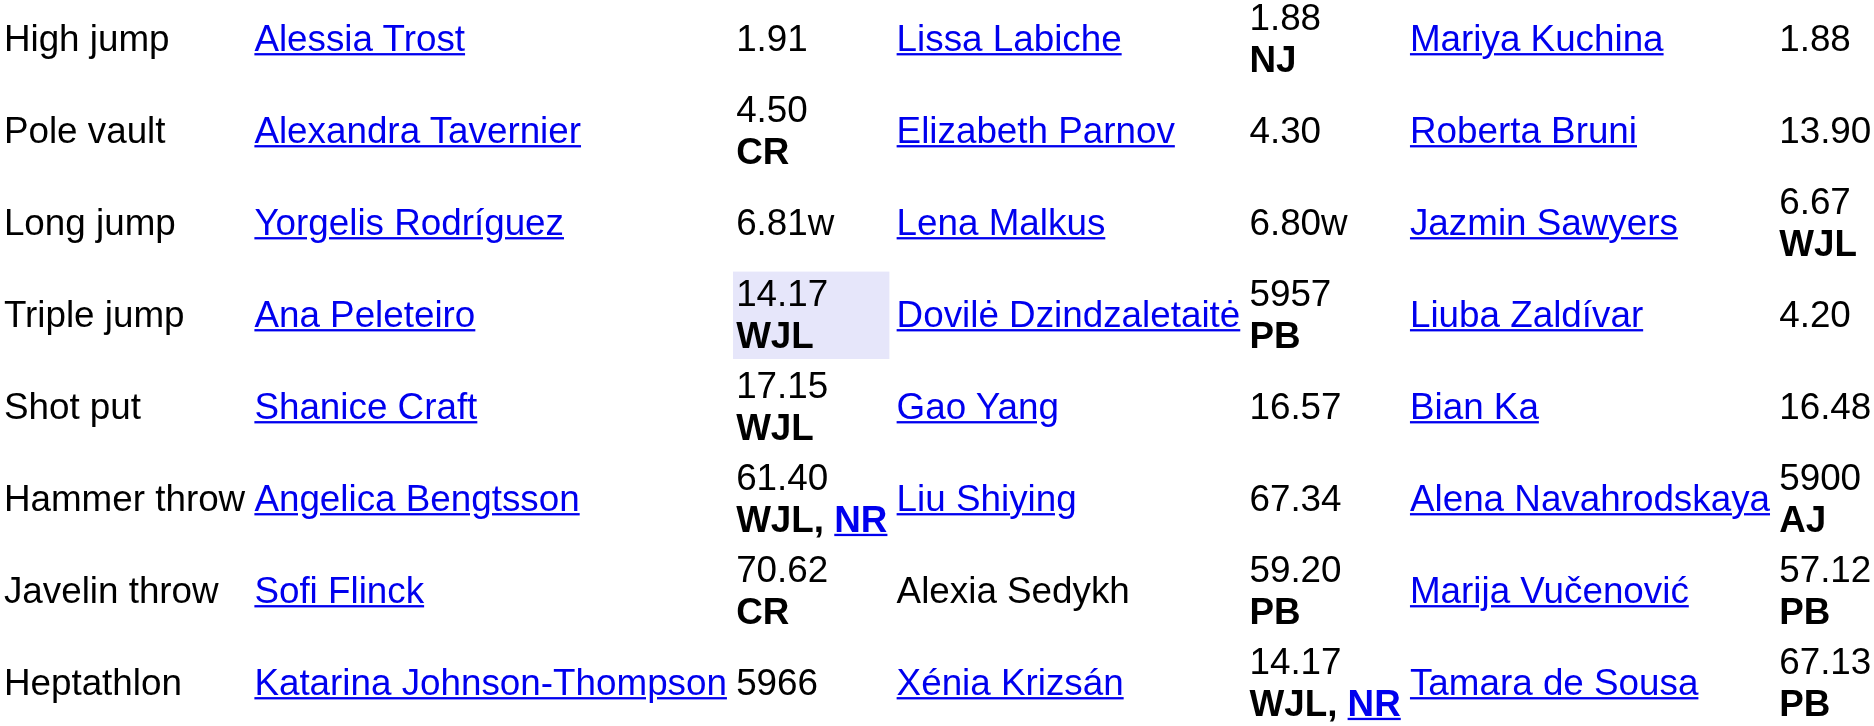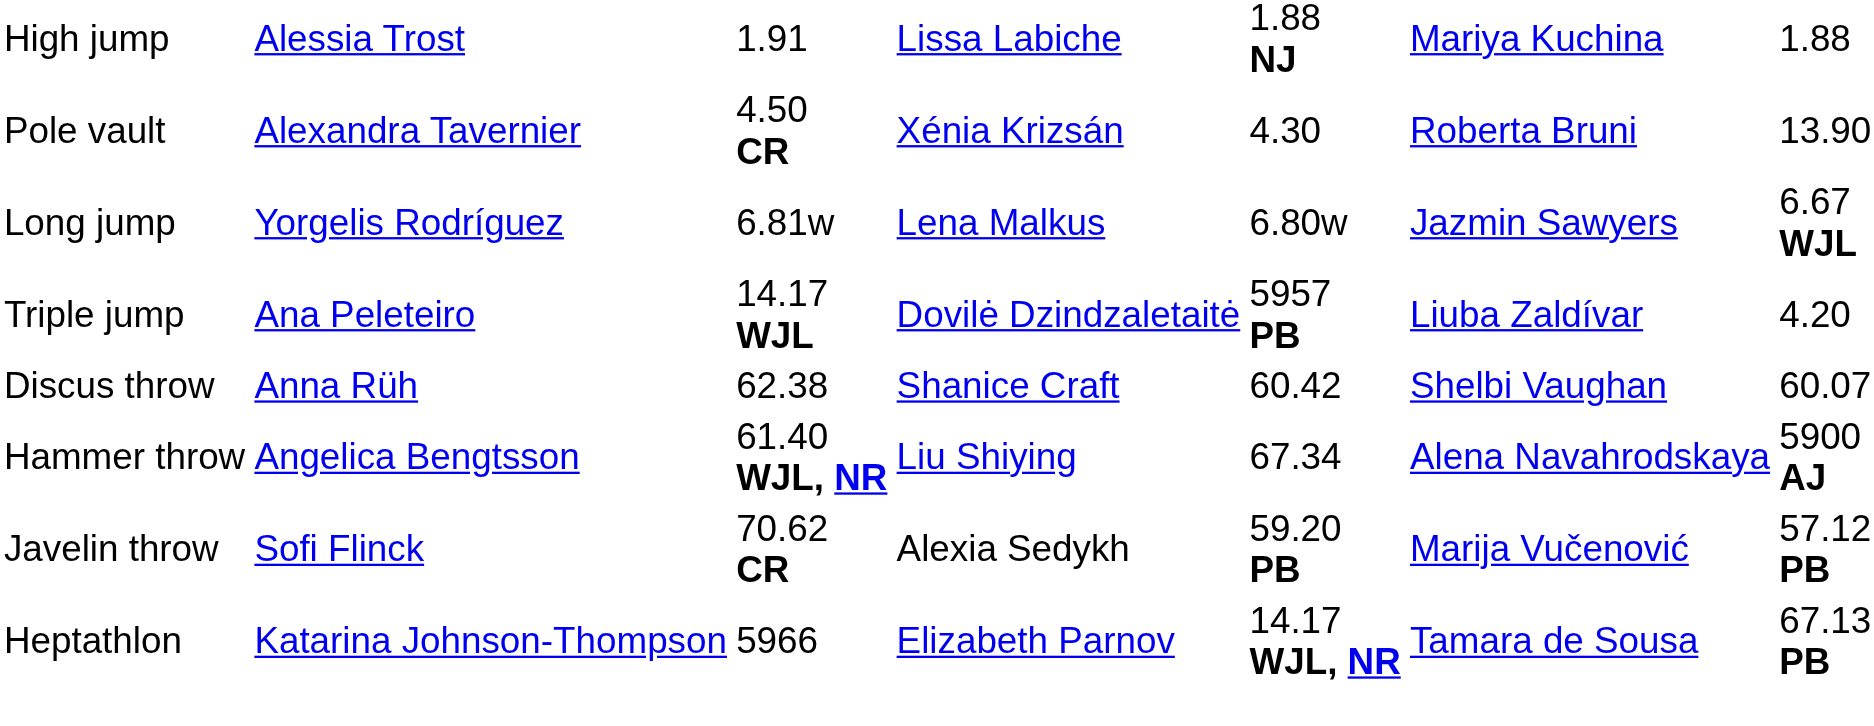(1036, 130) Elizabeth Parnov -> (1010, 130) Xénia Krizsán
(782, 314) lavender background -> (782, 314) no background
- row: (72, 406)
+ row: (109, 385)
(1010, 682) Xénia Krizsán -> (1036, 641) Elizabeth Parnov
